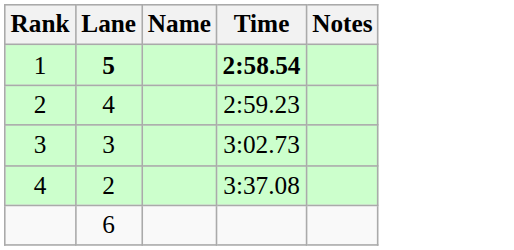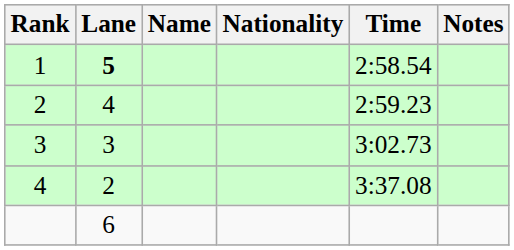+ column: (283, 24)
(262, 64) bold -> (393, 64) normal
